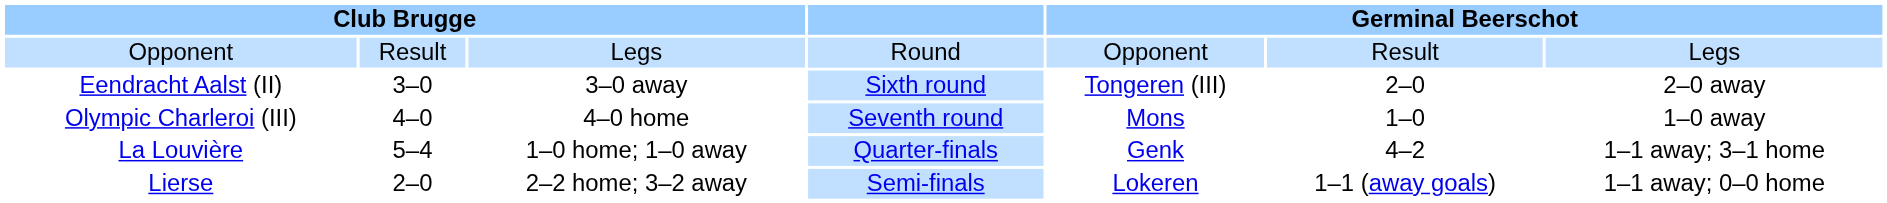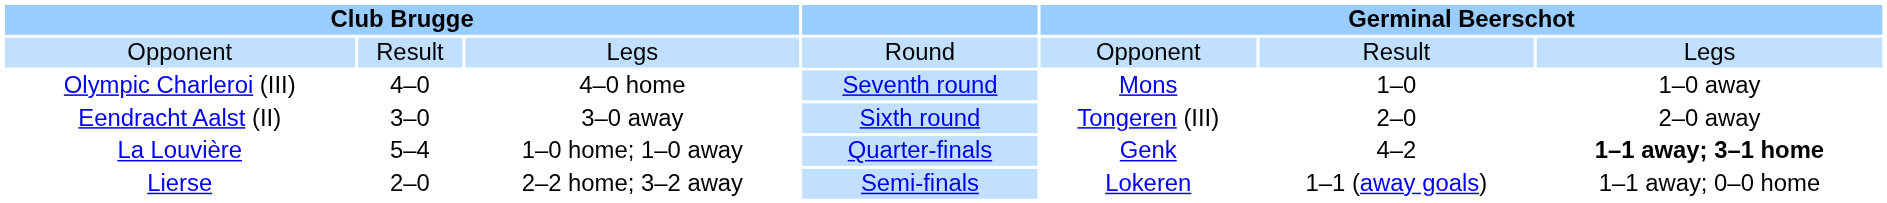rows swapped: (181, 85) <-> (181, 117)
(1714, 150) normal -> (1709, 150) bold
